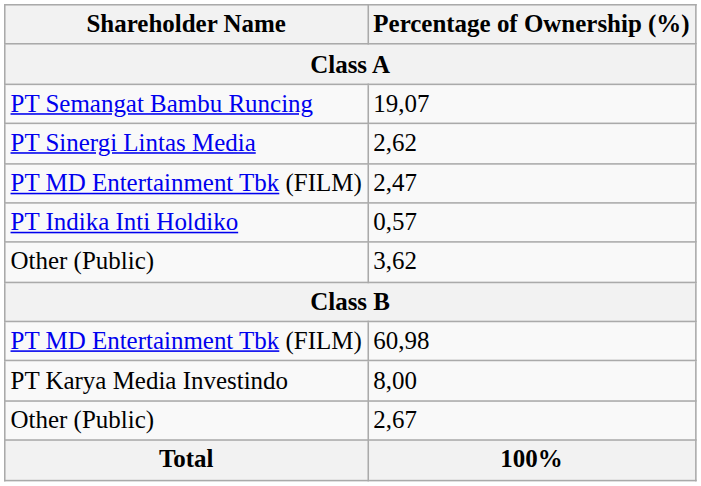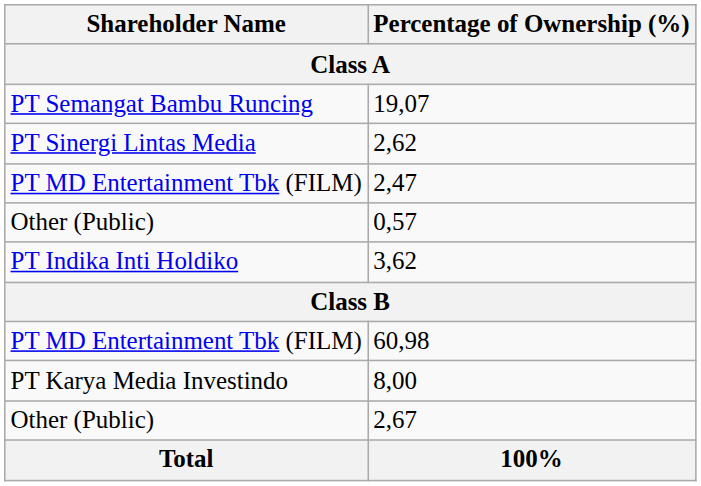(124, 222) PT Indika Inti Holdiko -> (82, 222) Other (Public)
(82, 261) Other (Public) -> (124, 261) PT Indika Inti Holdiko
